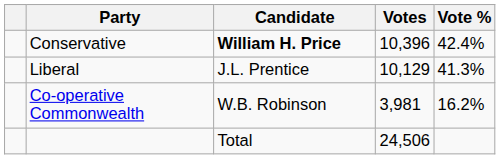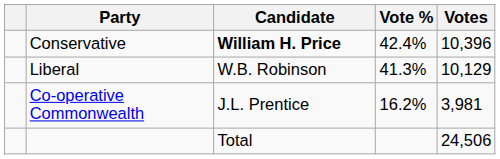columns swapped: (405, 17) <-> (464, 17)
(263, 69) J.L. Prentice -> (272, 69) W.B. Robinson
(272, 105) W.B. Robinson -> (263, 105) J.L. Prentice
